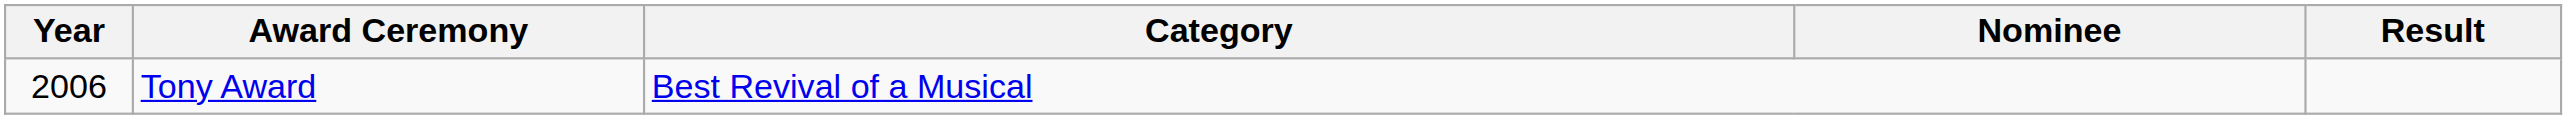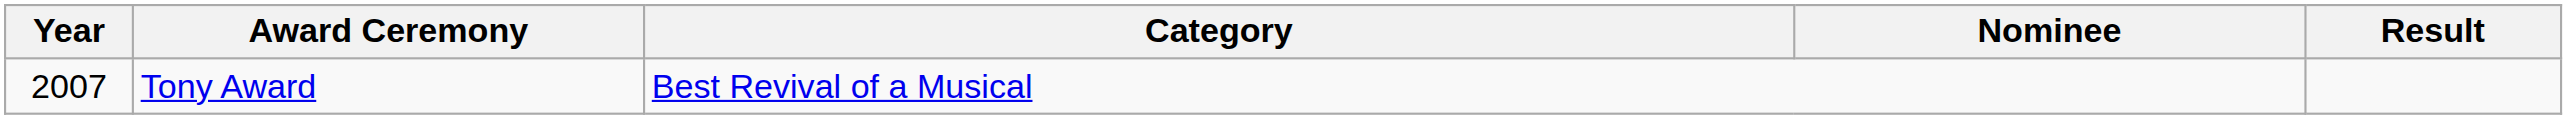(69, 85) 2006 -> (69, 85) 2007
